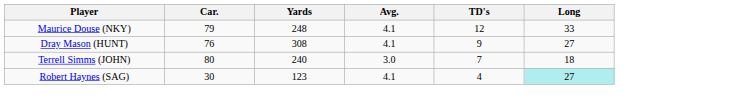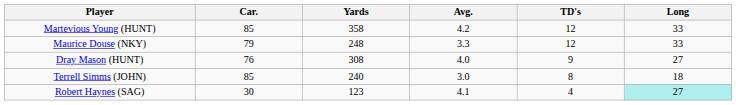+ row: (100, 28)
(389, 28) 4.1 -> (463, 44) 3.3
(389, 44) 4.1 -> (463, 60) 4.0
(209, 60) 80 -> (249, 76) 85
(479, 60) 7 -> (571, 76) 8
